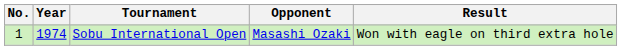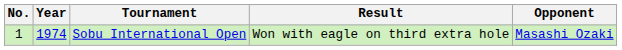columns swapped: (302, 15) <-> (485, 15)
